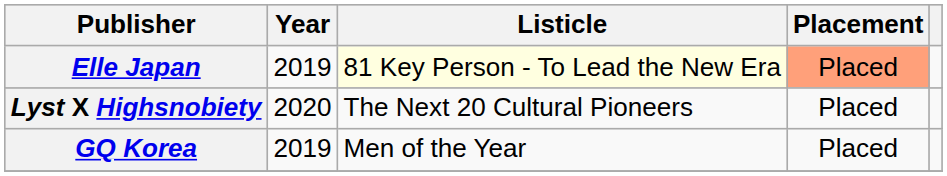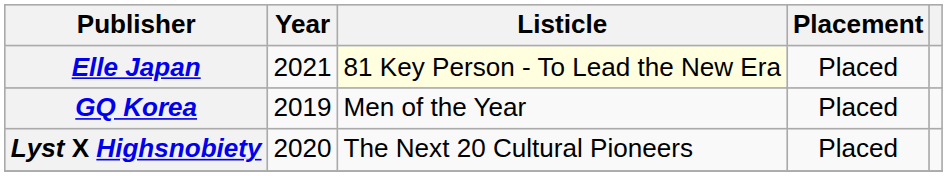(303, 66) 2019 -> (303, 66) 2021
(858, 66) lightsalmon background -> (858, 66) no background
rows swapped: (136, 149) <-> (136, 107)
